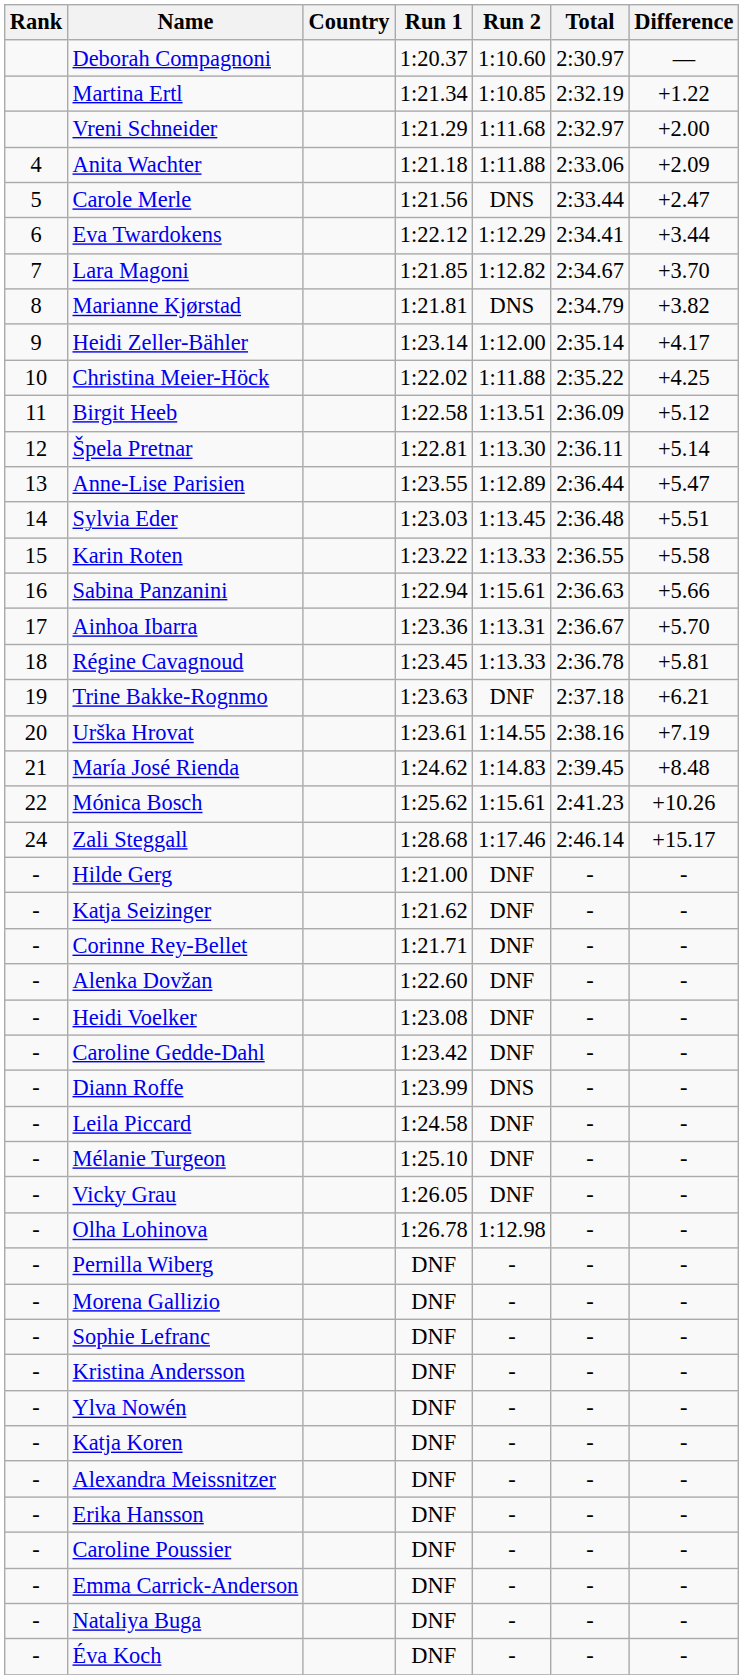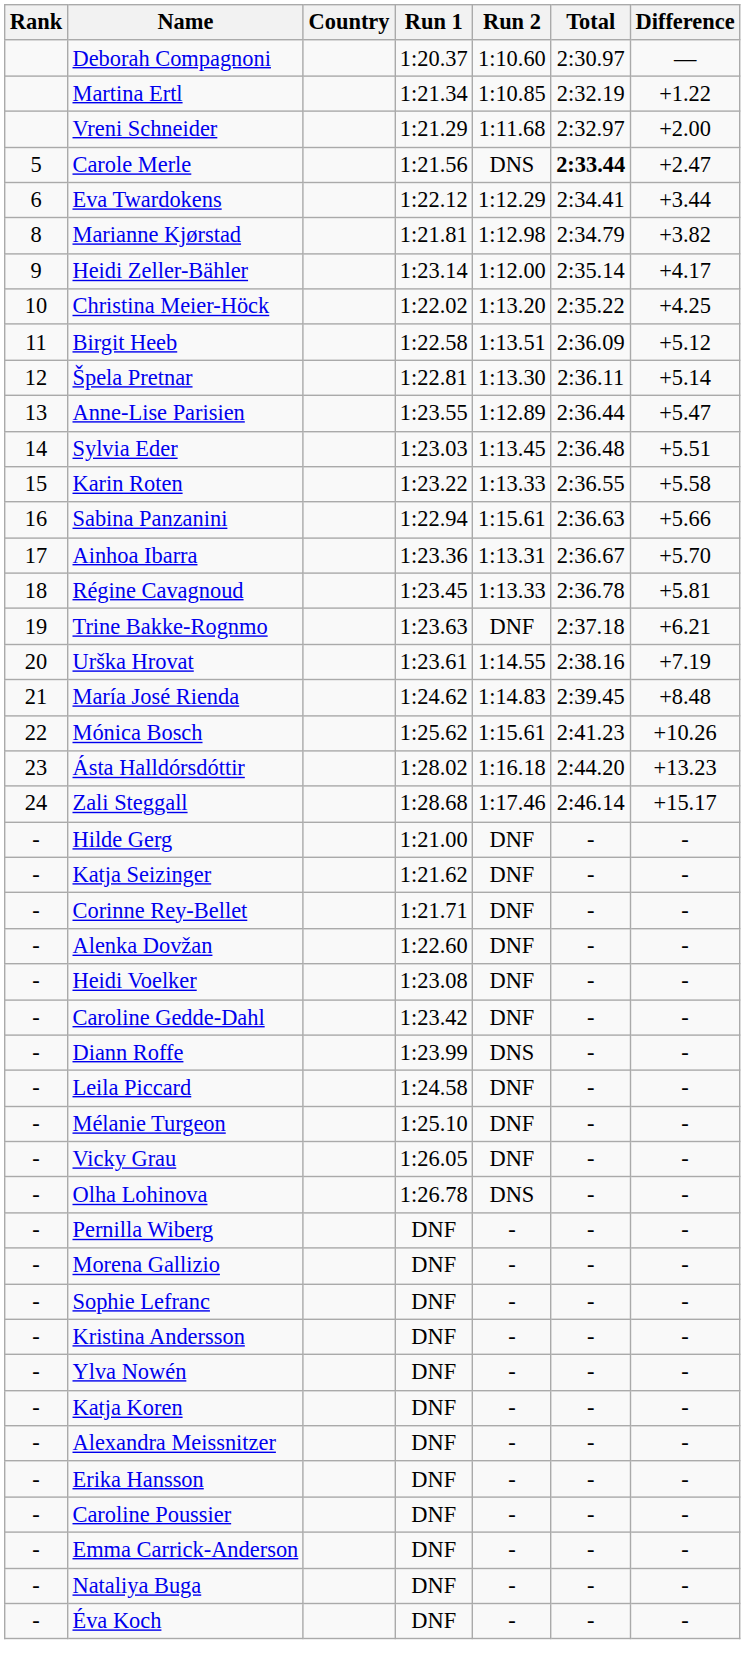- row: (137, 164)
(590, 199) normal -> (591, 164) bold
- row: (131, 270)
(512, 306) DNS -> (512, 235) 1:12.98
(512, 377) 1:11.88 -> (512, 306) 1:13.20
+ row: (159, 768)
(512, 1230) 1:12.98 -> (512, 1194) DNS
